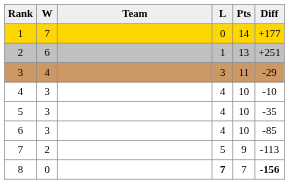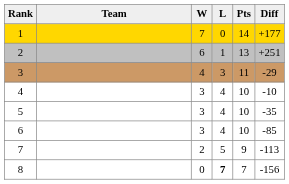columns swapped: (135, 14) <-> (47, 14)
(269, 169) bold -> (269, 169) normal
